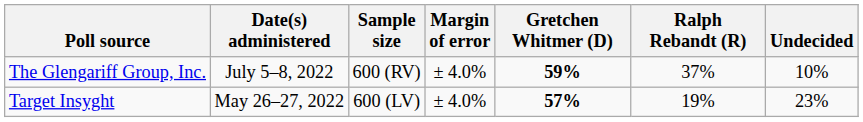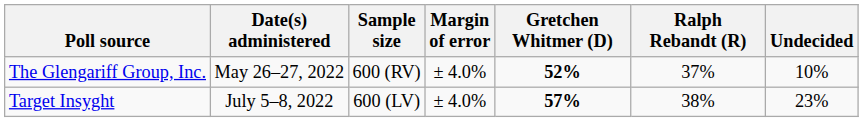(279, 71) July 5–8, 2022 -> (279, 71) May 26–27, 2022
(562, 71) 59% -> (562, 71) 52%
(279, 101) May 26–27, 2022 -> (279, 101) July 5–8, 2022
(698, 101) 19% -> (698, 101) 38%
